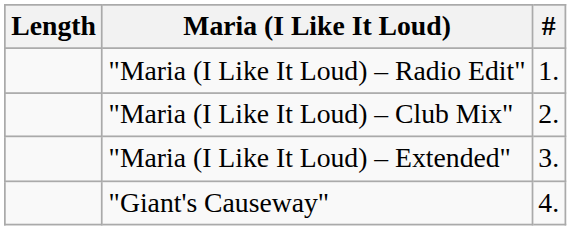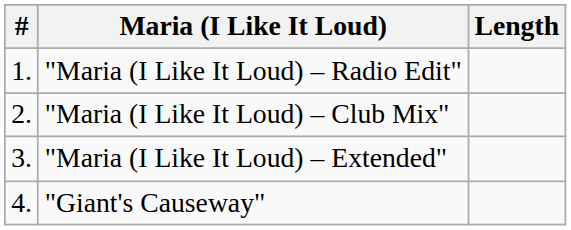columns swapped: (549, 26) <-> (54, 26)
